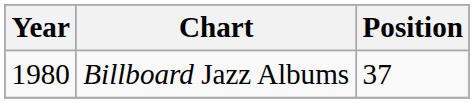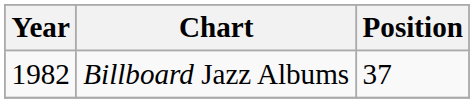(41, 73) 1980 -> (41, 73) 1982
